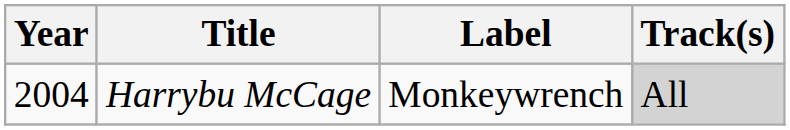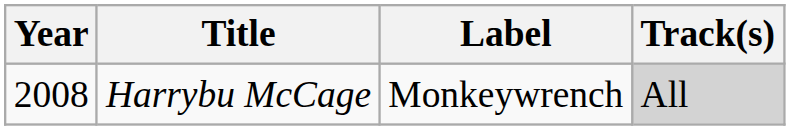(51, 93) 2004 -> (51, 93) 2008
